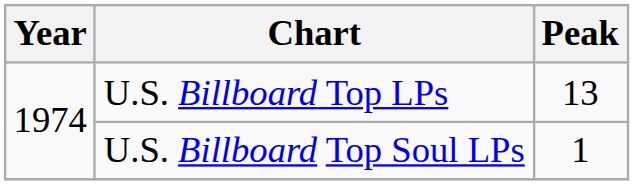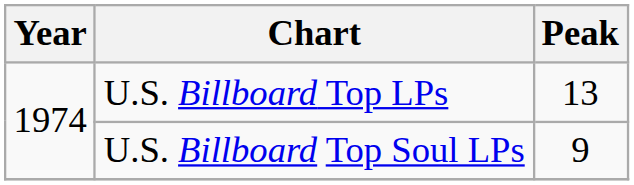(580, 149) 1 -> (580, 149) 9
